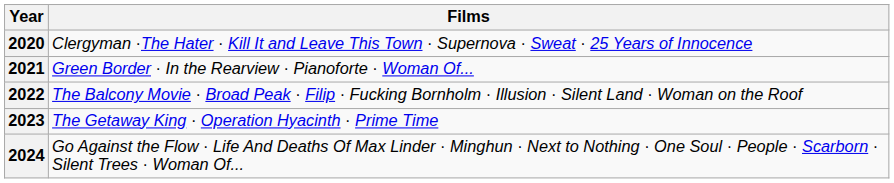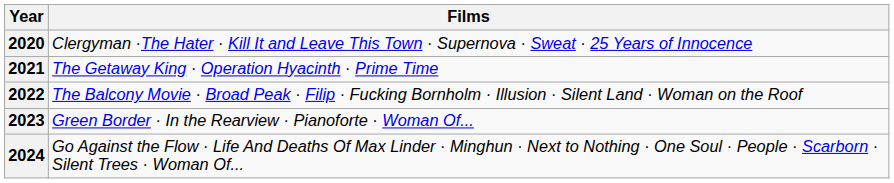(263, 69) Green Border · In the Rearview · Pianoforte · Woman Of... -> (245, 69) The Getaway King · Operation Hyacinth · Prime Time
(245, 120) The Getaway King · Operation Hyacinth · Prime Time -> (263, 120) Green Border · In the Rearview · Pianoforte · Woman Of...
